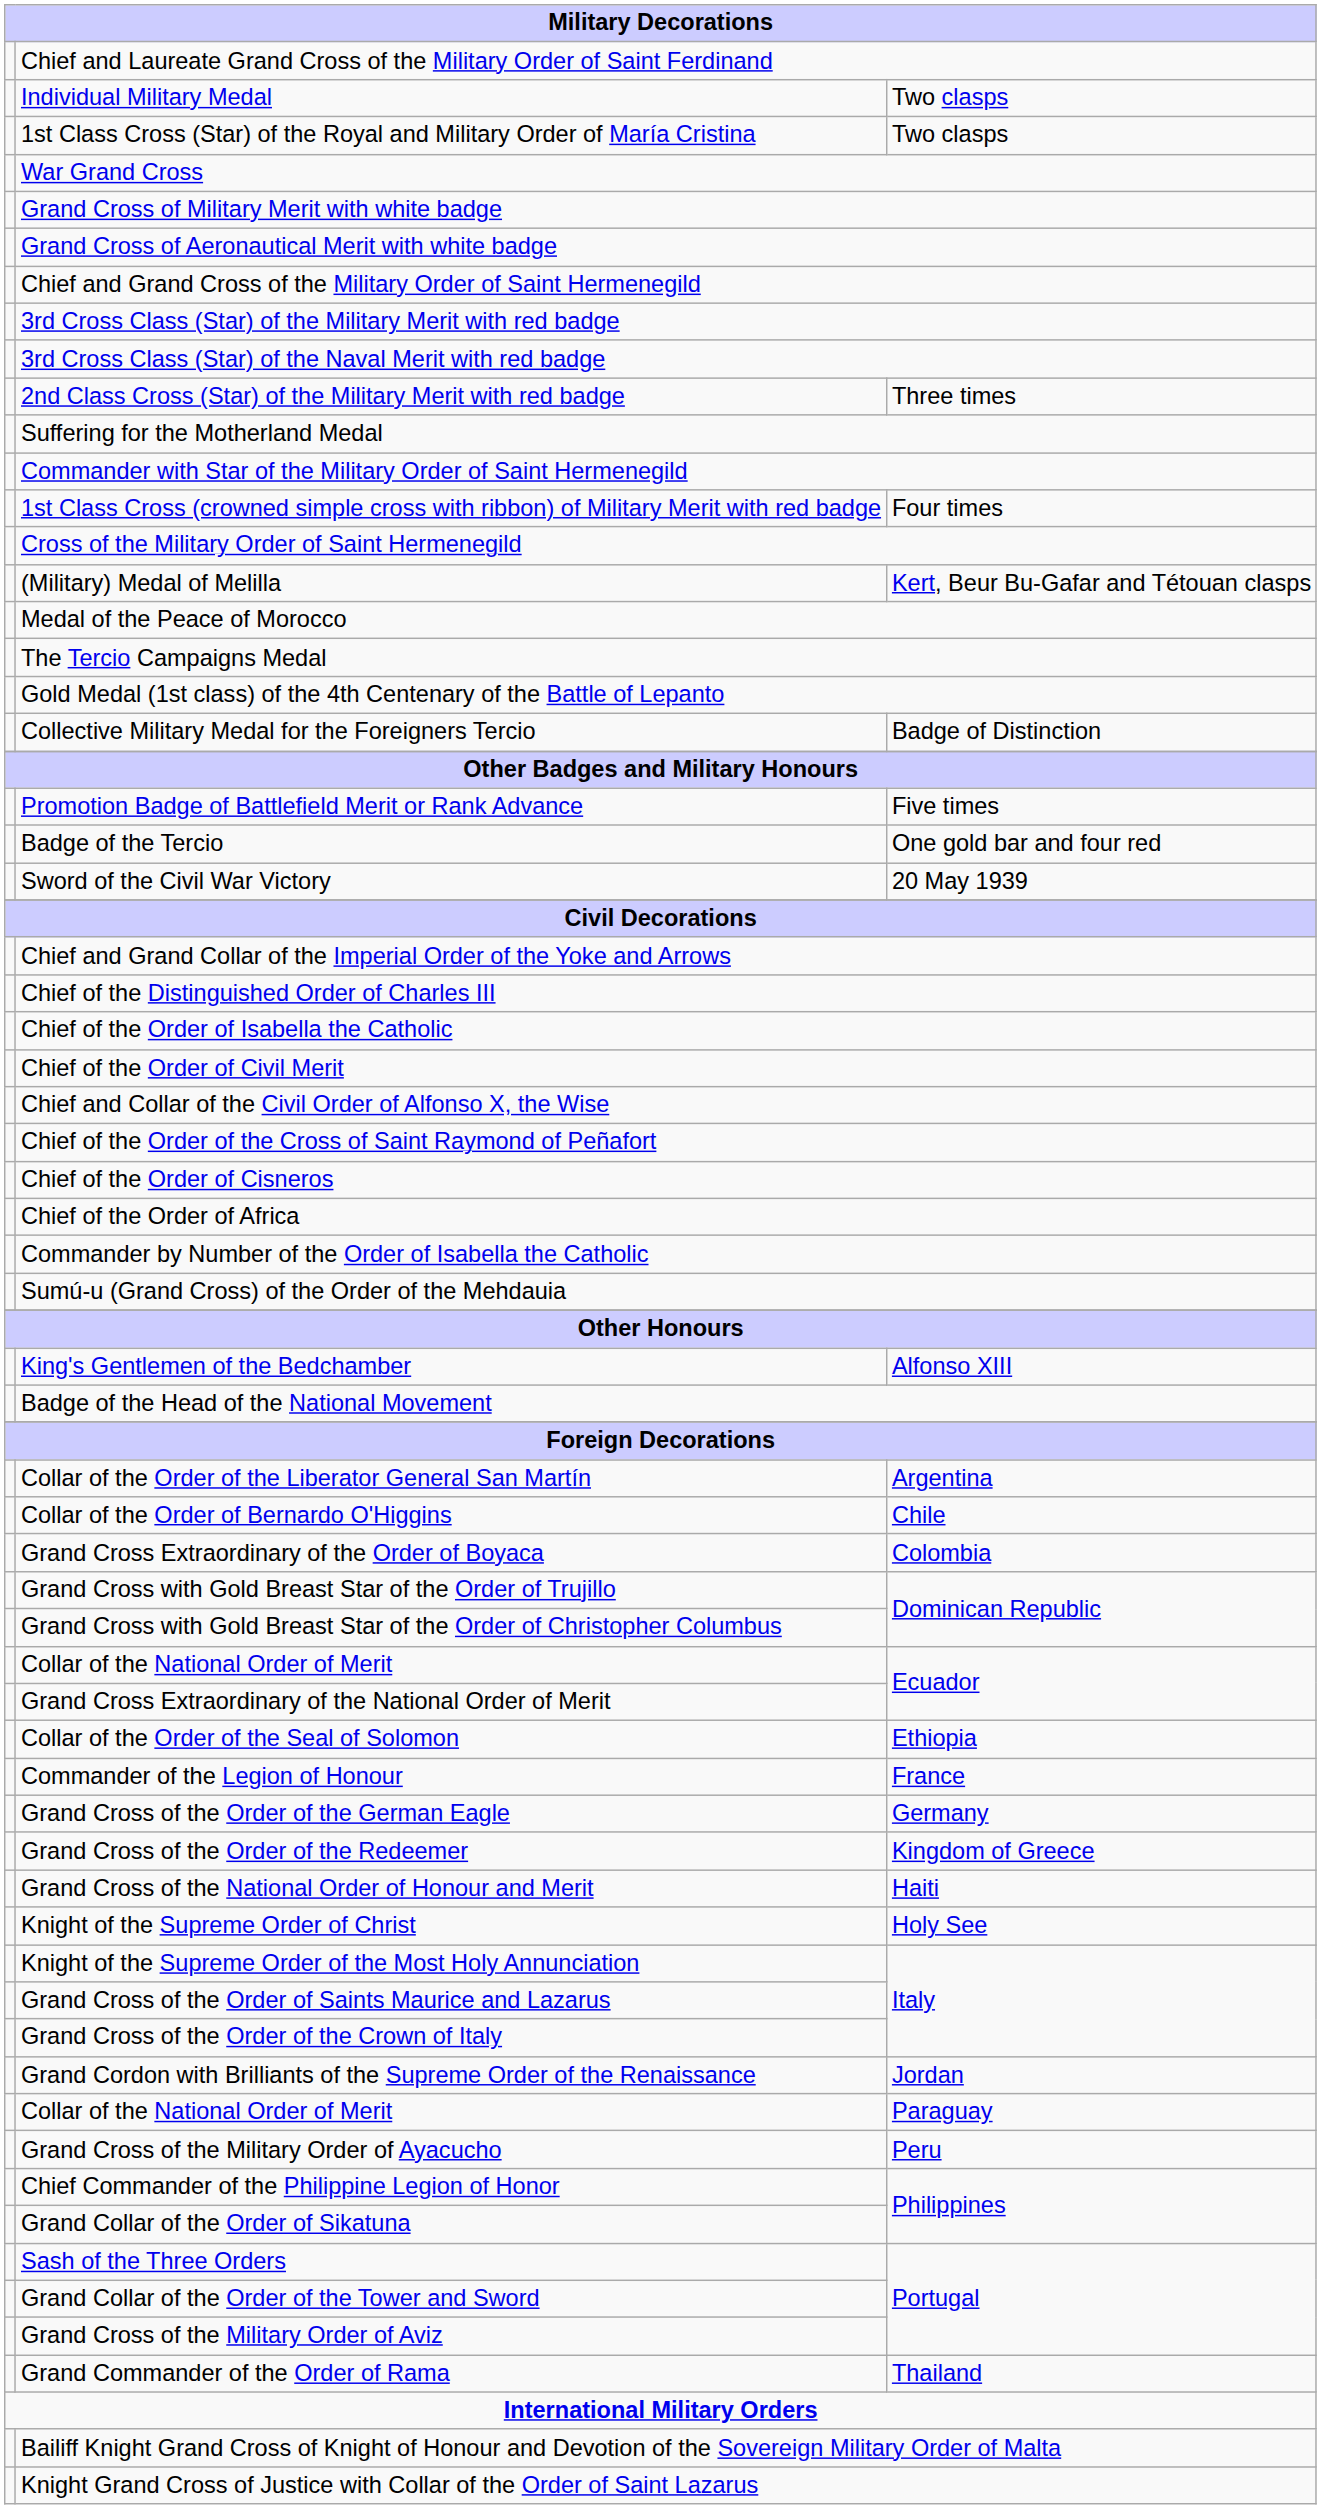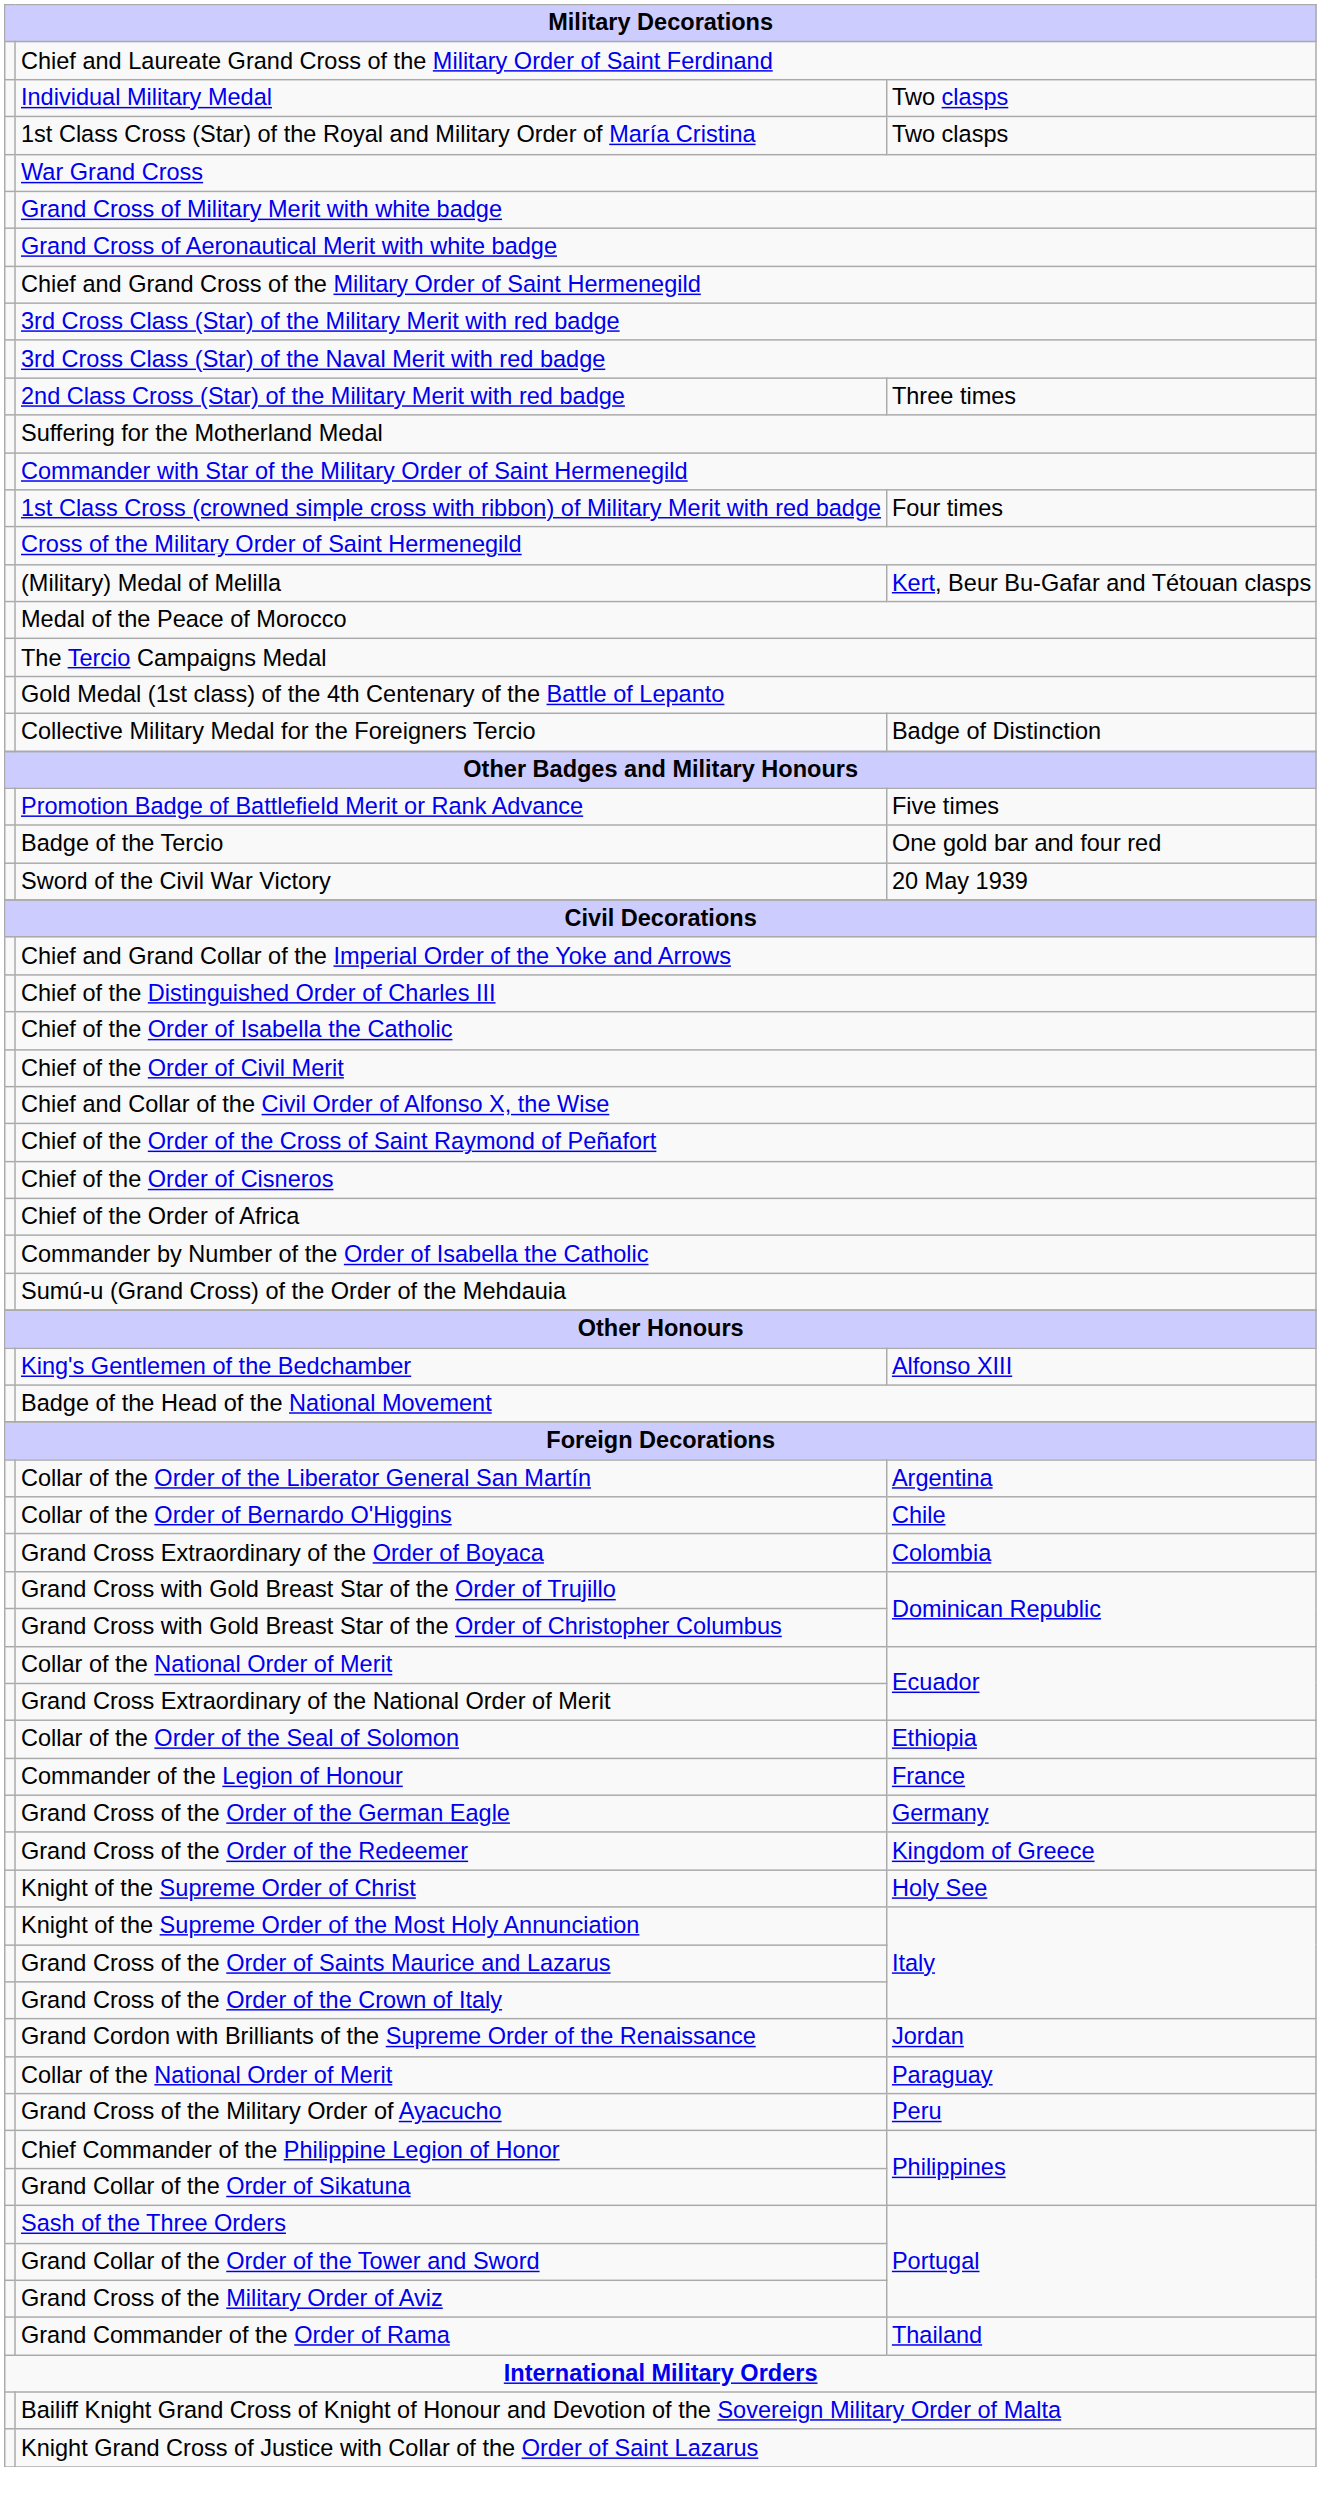- row: (307, 1888)
